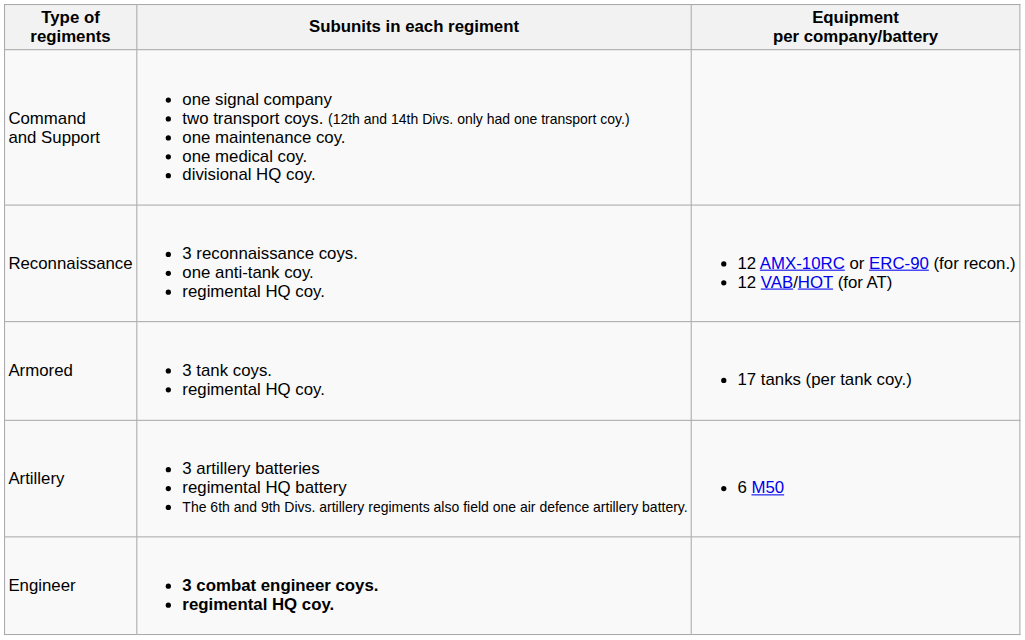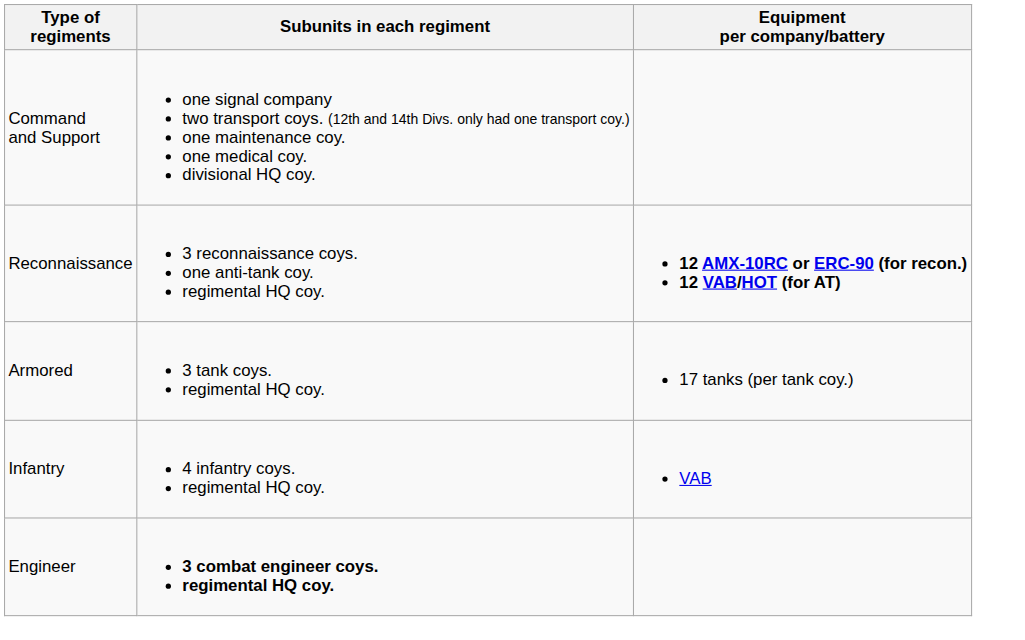(856, 273) normal -> (802, 273) bold
+ row: (36, 468)
- row: (36, 478)
